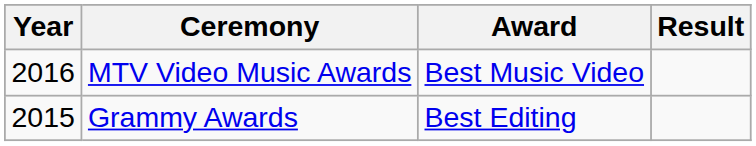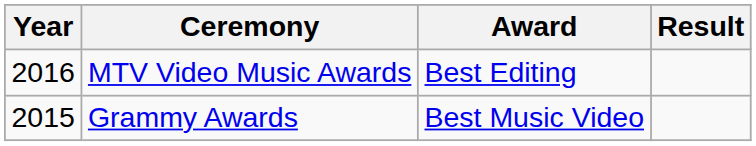(534, 72) Best Music Video -> (500, 72) Best Editing
(500, 117) Best Editing -> (534, 117) Best Music Video
